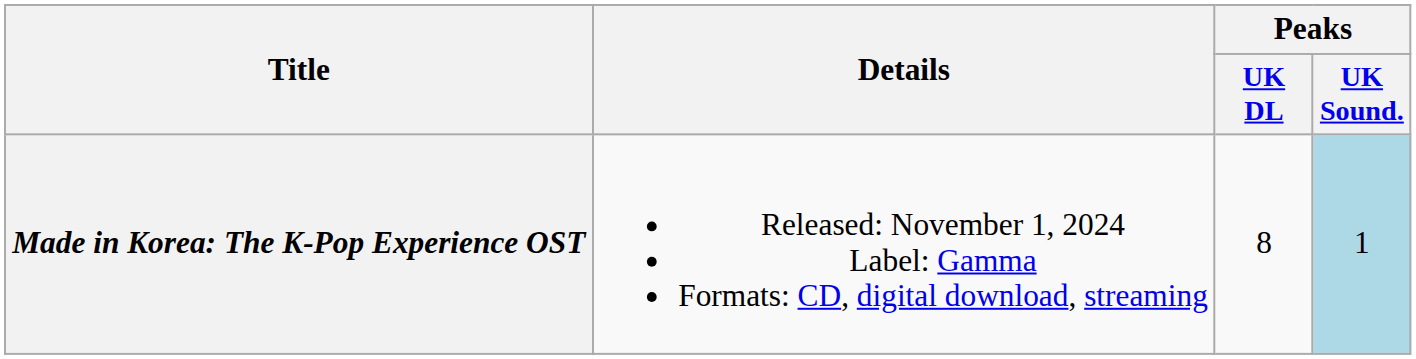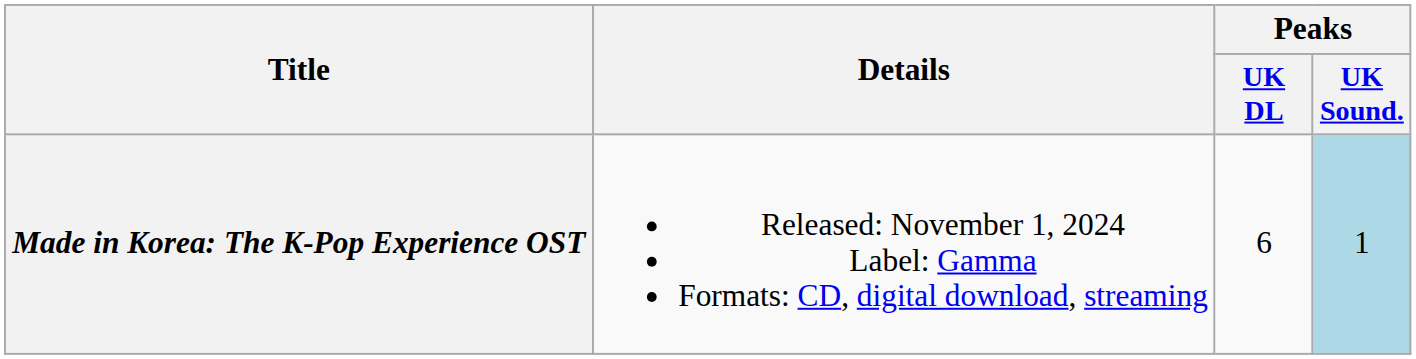(1264, 243) 8 -> (1264, 243) 6
